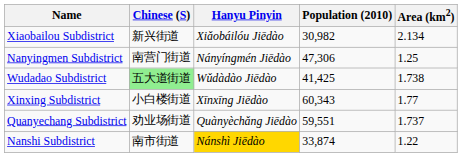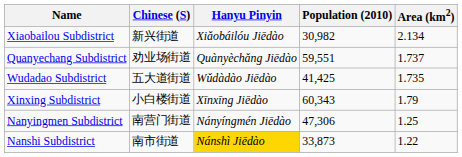rows swapped: (67, 120) <-> (65, 57)
(162, 78) lightgreen background -> (162, 78) no background
(411, 78) 1.738 -> (411, 78) 1.735
(408, 99) 1.77 -> (408, 99) 1.79
(319, 141) 33,874 -> (319, 141) 33,873
